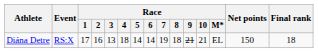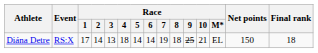(98, 40) 16 -> (98, 40) 14
(190, 40) 21 -> (190, 40) 25
